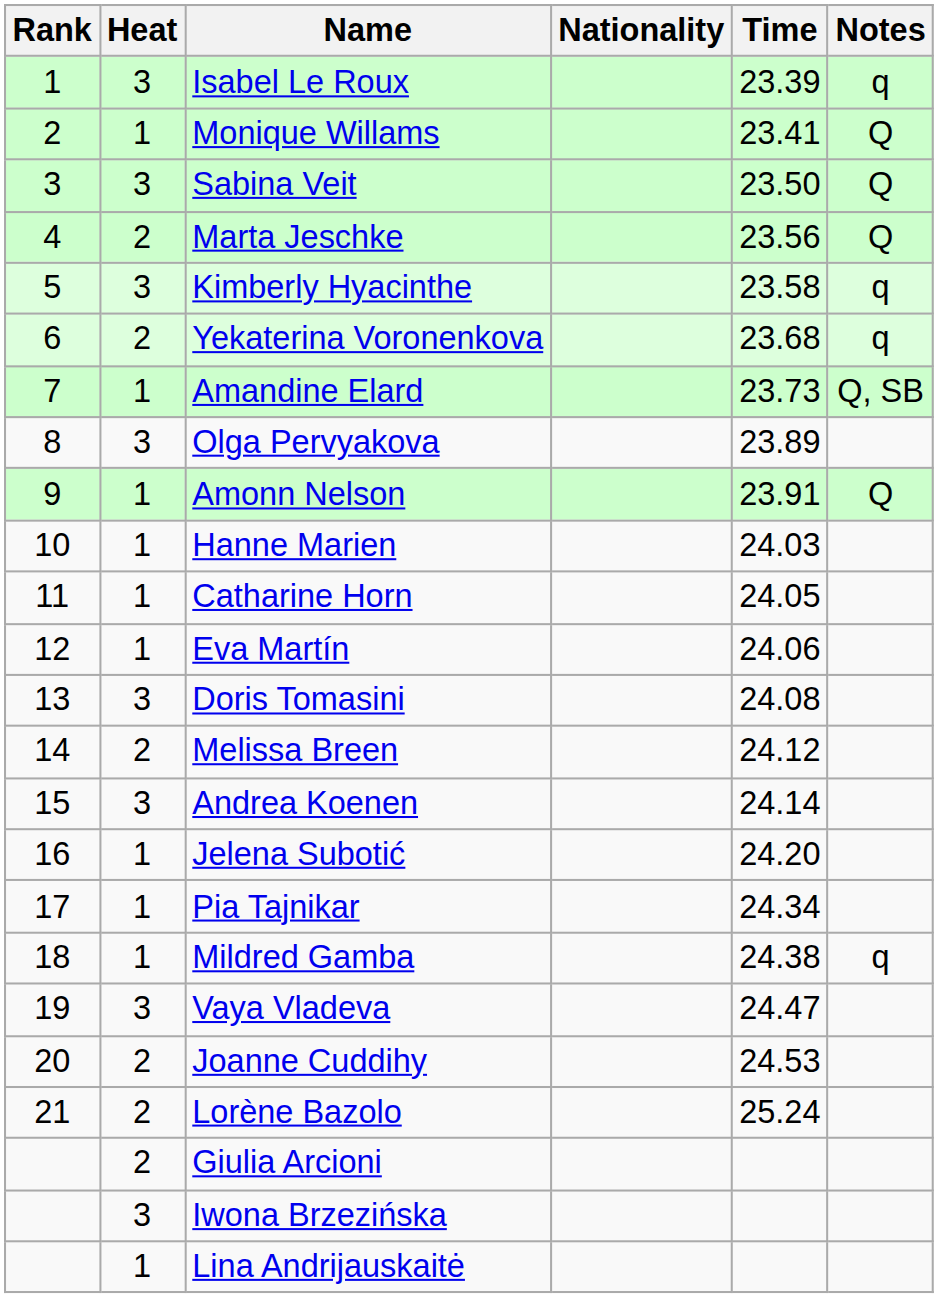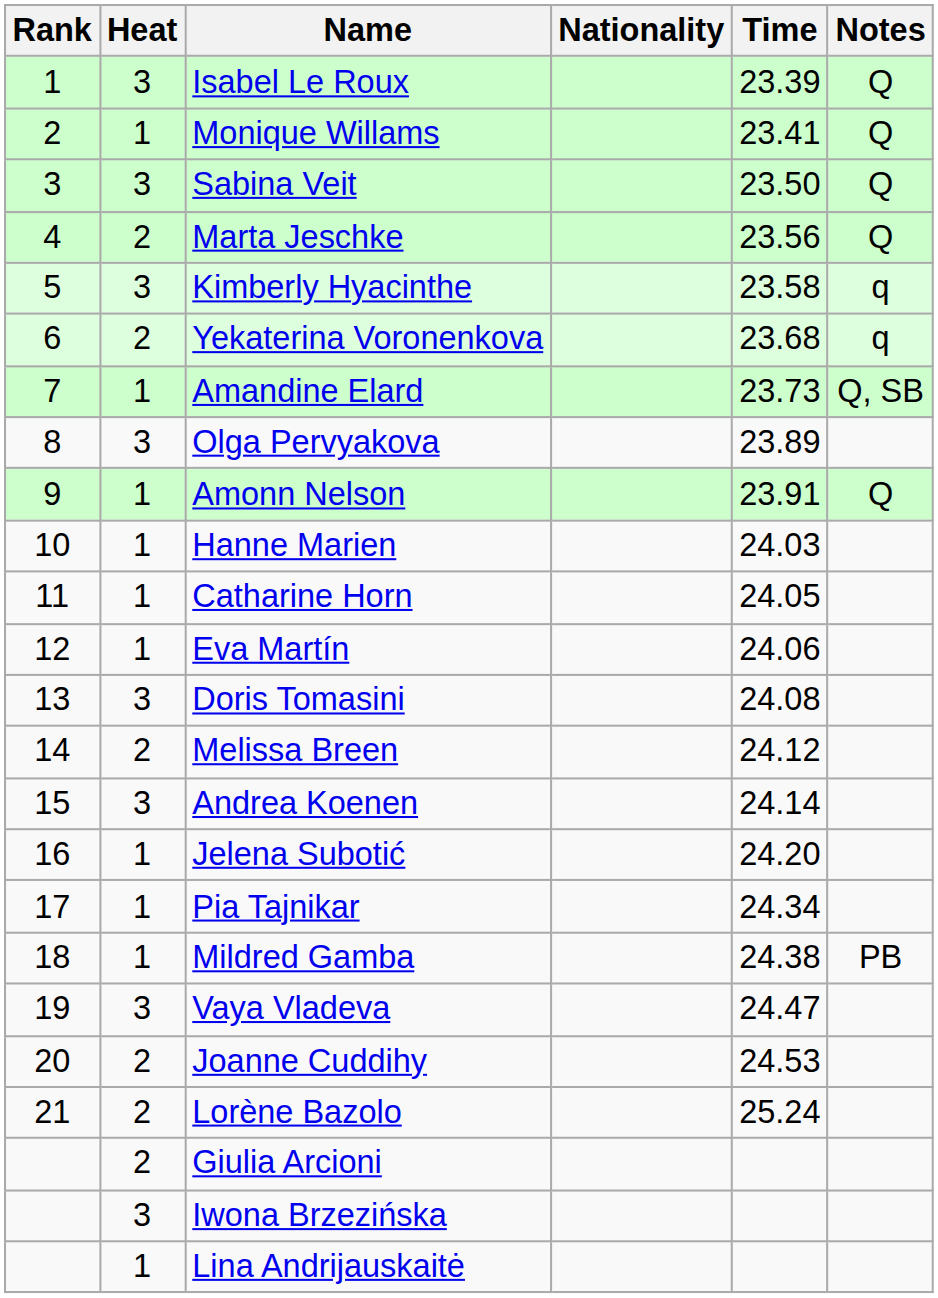(881, 81) q -> (881, 81) Q
(881, 957) q -> (881, 957) PB
